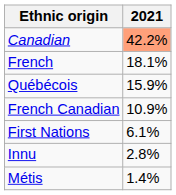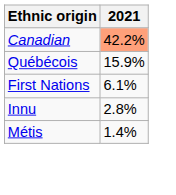- row: (30, 62)
- row: (64, 108)
